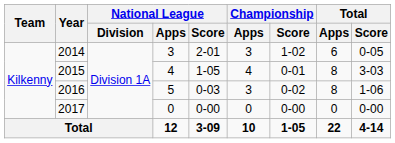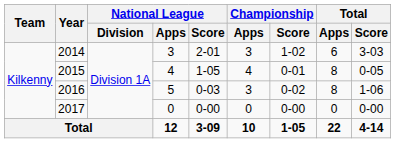(371, 52) 0-05 -> (371, 52) 3-03
(371, 71) 3-03 -> (371, 71) 0-05
